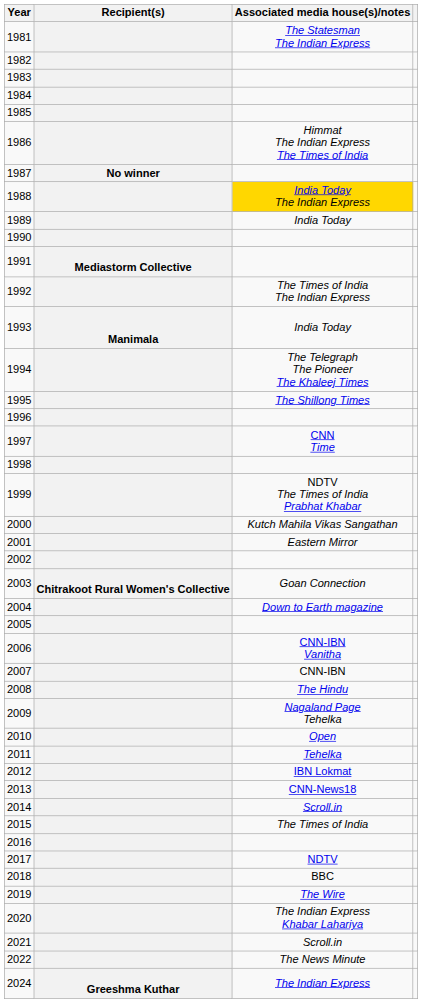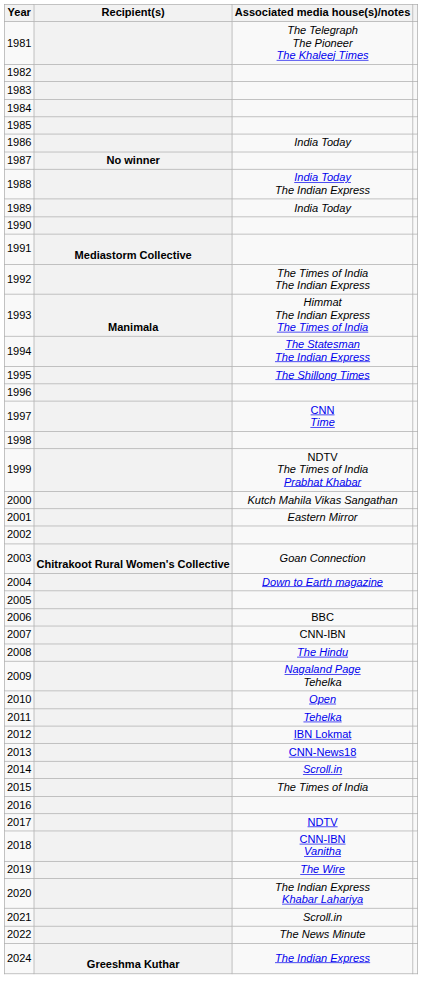(323, 36) The Statesman The Indian Express -> (323, 43) The Telegraph The Pioneer The Khaleej Times
(323, 143) Himmat The Indian Express The Times of India -> (323, 143) India Today
(323, 196) gold background -> (323, 184) no background
(323, 327) India Today -> (323, 315) Himmat The Indian Express The Times of India
(323, 370) The Telegraph The Pioneer The Khaleej Times -> (323, 351) The Statesman The Indian Express
(323, 648) CNN-IBN Vanitha -> (323, 617) BBC
(323, 877) BBC -> (323, 846) CNN-IBN Vanitha
